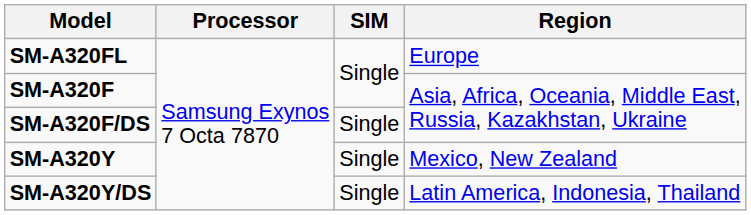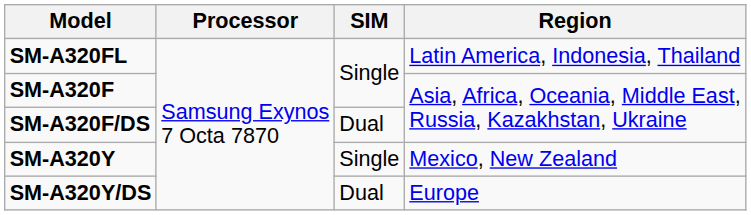(444, 55) Europe -> (575, 55) Latin America, Indonesia, Thailand
(369, 124) Single -> (362, 124) Dual
(369, 192) Single -> (362, 192) Dual
(575, 192) Latin America, Indonesia, Thailand -> (444, 192) Europe
